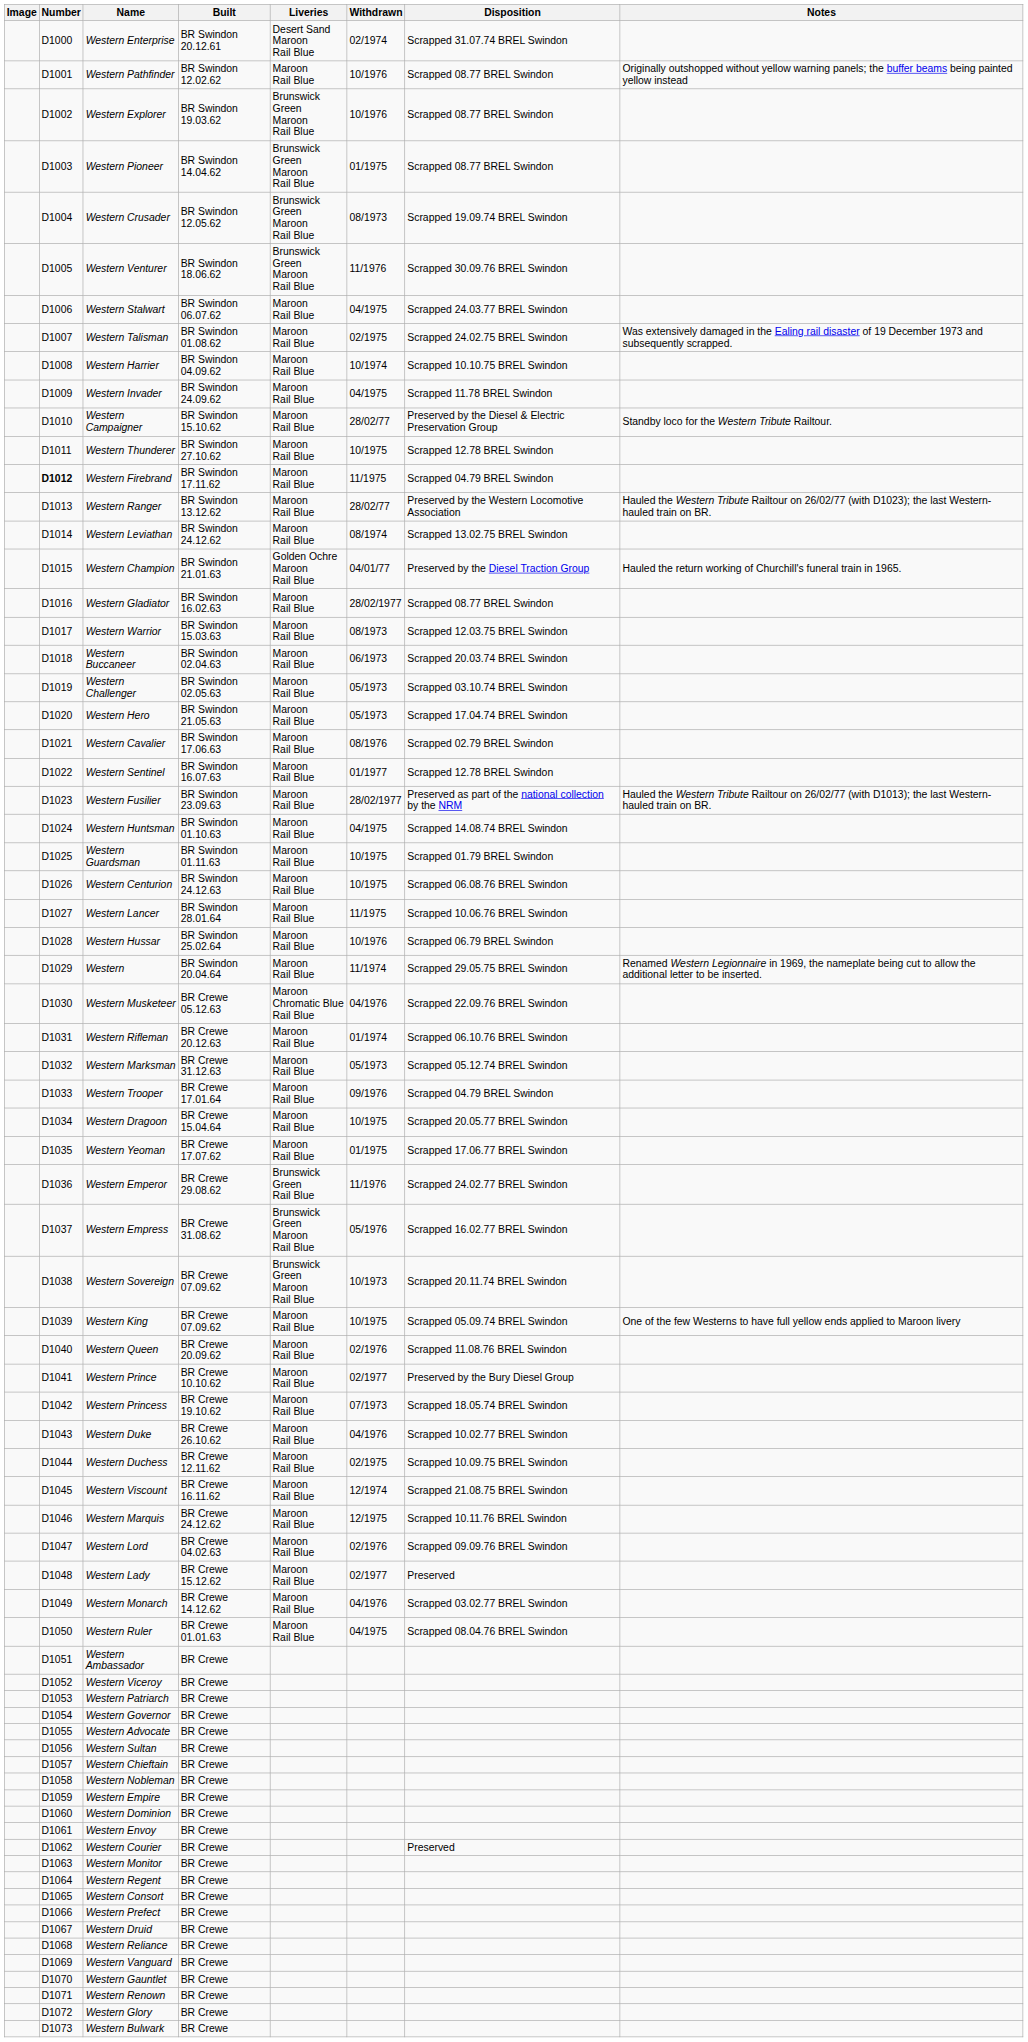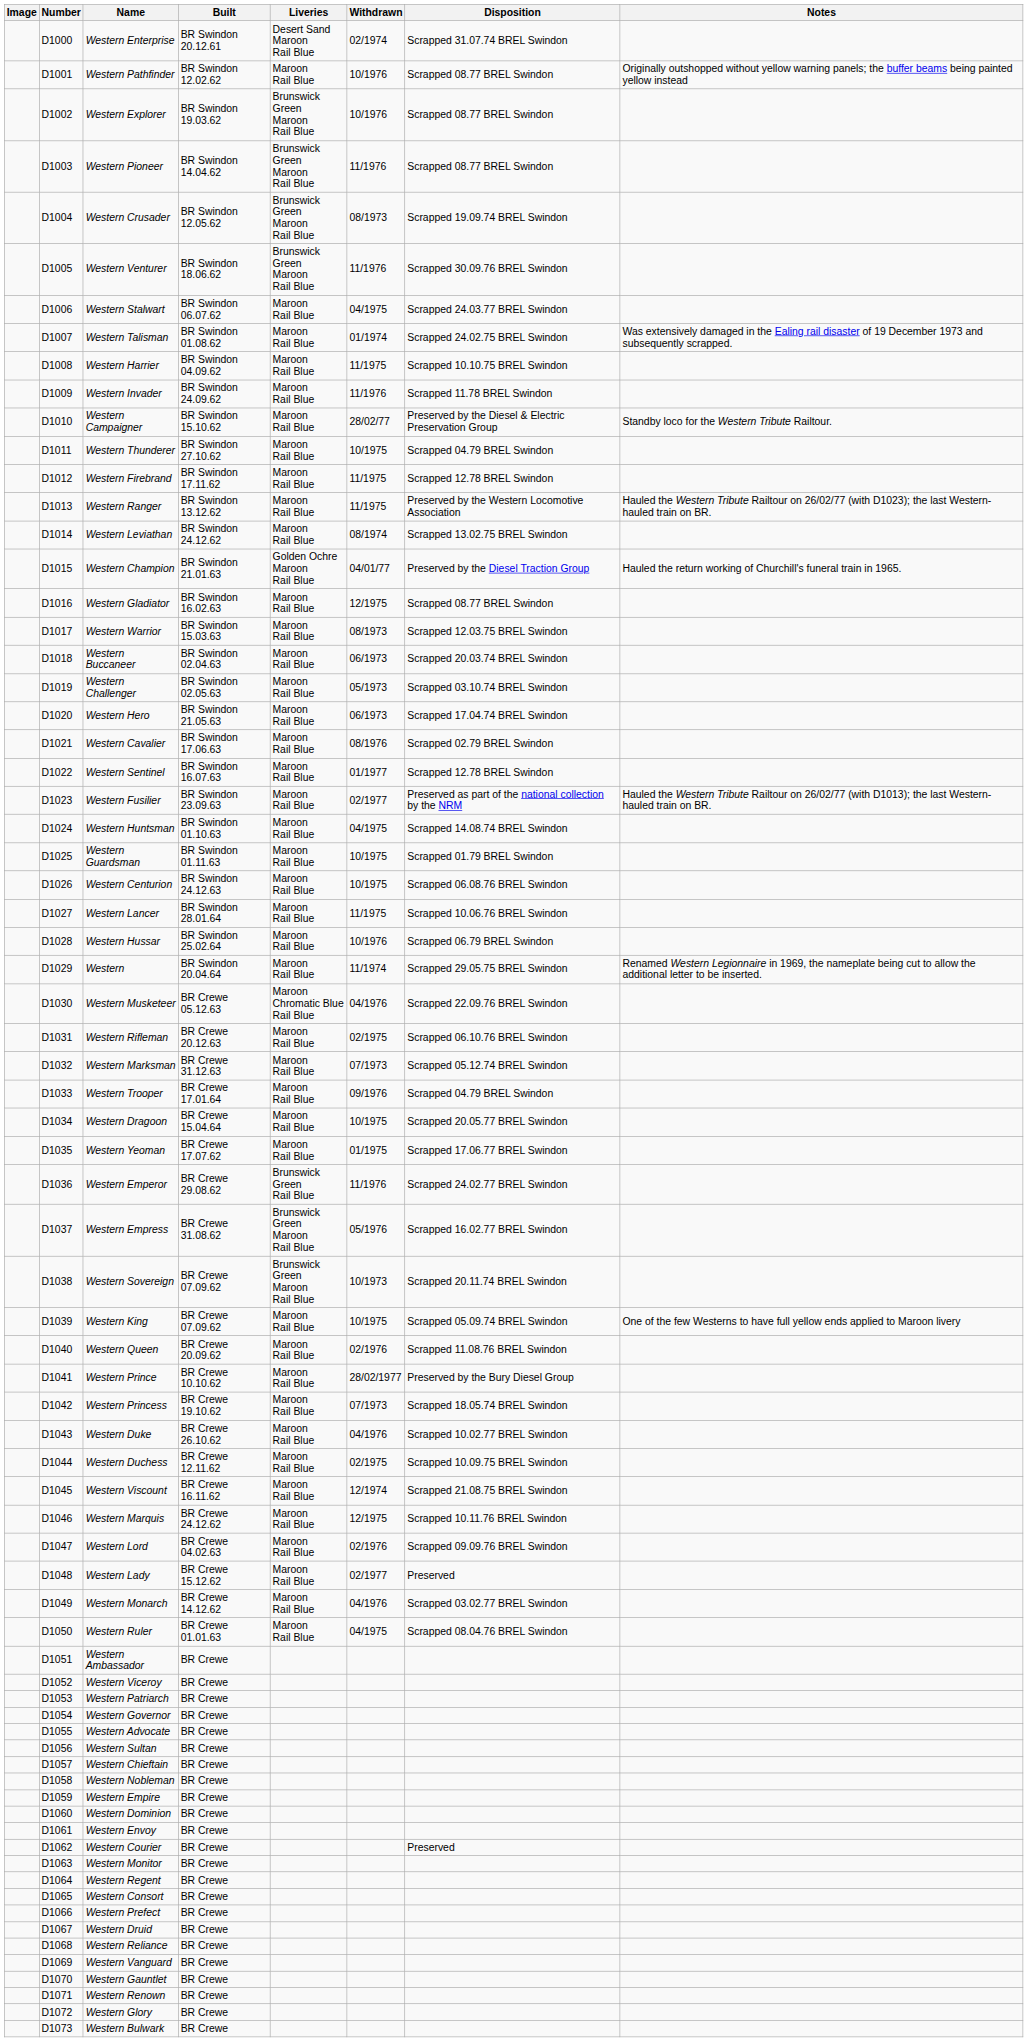(368, 166) 01/1975 -> (368, 166) 11/1976
(368, 337) 02/1975 -> (368, 337) 01/1974
(368, 365) 10/1974 -> (368, 365) 11/1975
(368, 394) 04/1975 -> (368, 394) 11/1976
(480, 450) Scrapped 12.78 BREL Swindon -> (480, 450) Scrapped 04.79 BREL Swindon
(57, 478) bold -> (57, 478) normal
(480, 478) Scrapped 04.79 BREL Swindon -> (480, 478) Scrapped 12.78 BREL Swindon
(370, 506) 28/02/77 -> (368, 506) 11/1975
(375, 603) 28/02/1977 -> (368, 603) 12/1975
(368, 715) 05/1973 -> (368, 715) 06/1973
(375, 800) 28/02/1977 -> (368, 800) 02/1977
(368, 1037) 01/1974 -> (368, 1037) 02/1975
(368, 1065) 05/1973 -> (368, 1065) 07/1973
(368, 1378) 02/1977 -> (375, 1378) 28/02/1977
